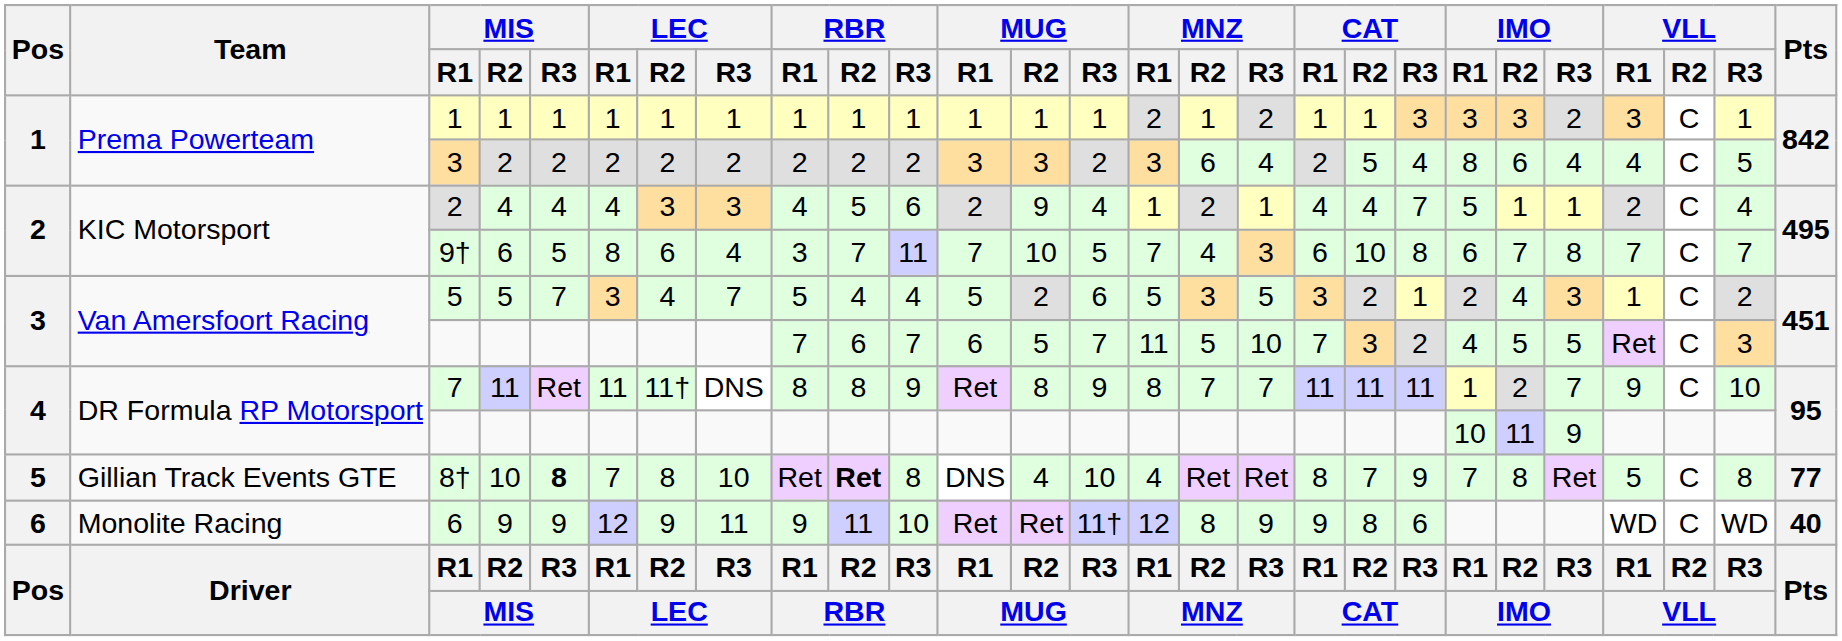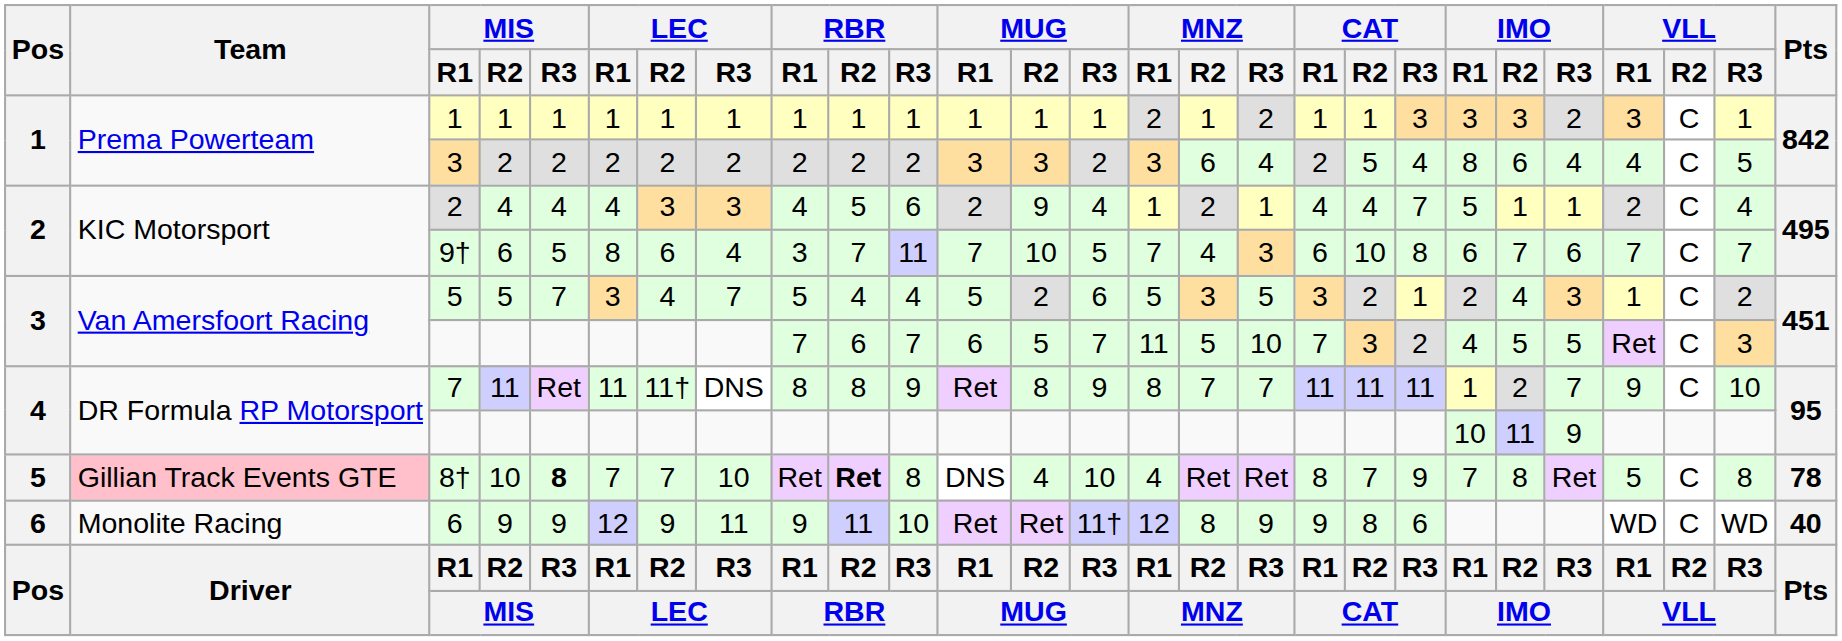(1574, 252) 8 -> (1574, 252) 6
(237, 477) no background -> (237, 477) pink background
(667, 477) 8 -> (667, 477) 7
(1806, 477) 77 -> (1806, 477) 78
